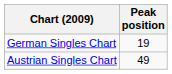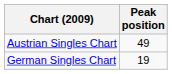rows swapped: (62, 60) <-> (62, 43)
